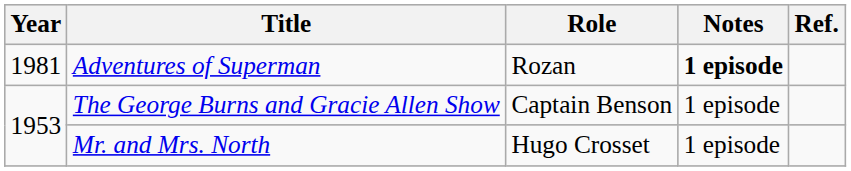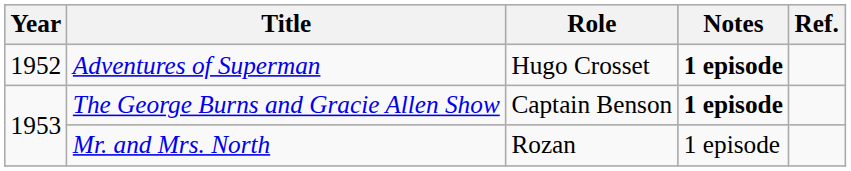(36, 64) 1981 -> (36, 64) 1952
(544, 64) Rozan -> (581, 64) Hugo Crosset
(732, 104) normal -> (733, 104) bold
(581, 144) Hugo Crosset -> (544, 144) Rozan
